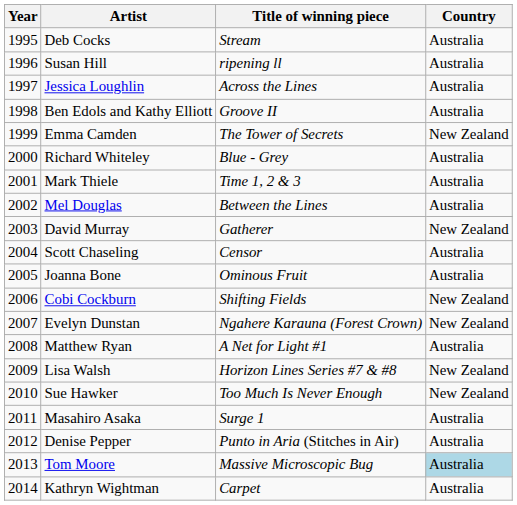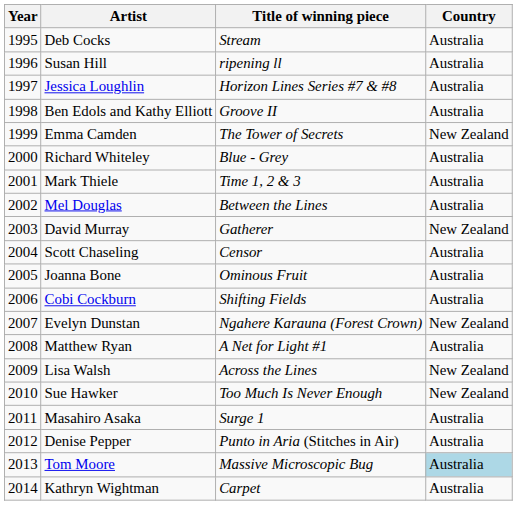(268, 87) Across the Lines -> (308, 87) Horizon Lines Series #7 & #8
(469, 299) New Zealand -> (456, 299) Australia
(308, 370) Horizon Lines Series #7 & #8 -> (268, 370) Across the Lines
